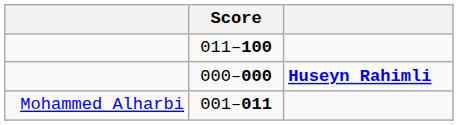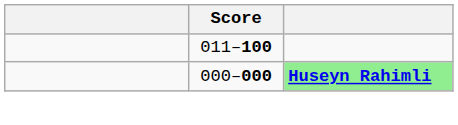(360, 76) no background -> (360, 76) lightgreen background
- row: (236, 105)
